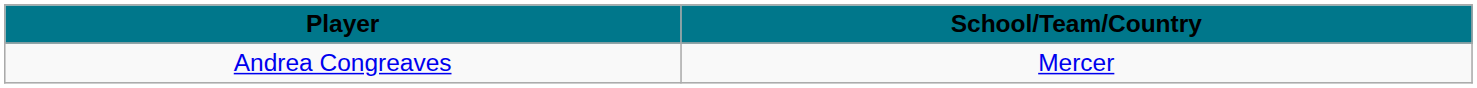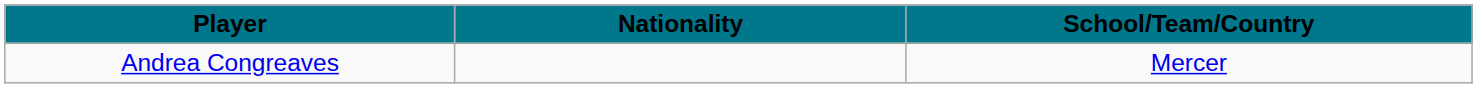+ column: (680, 23)
